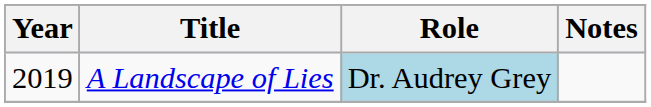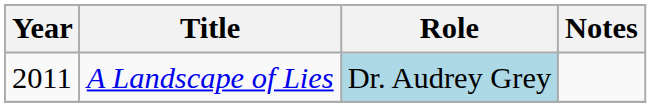(42, 76) 2019 -> (42, 76) 2011
